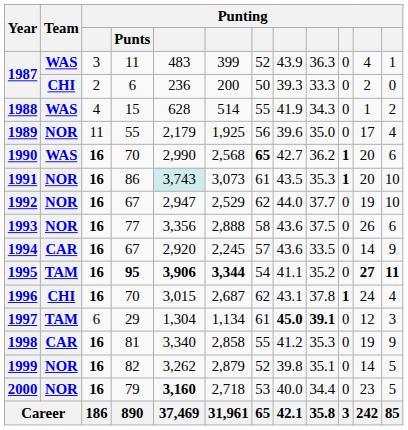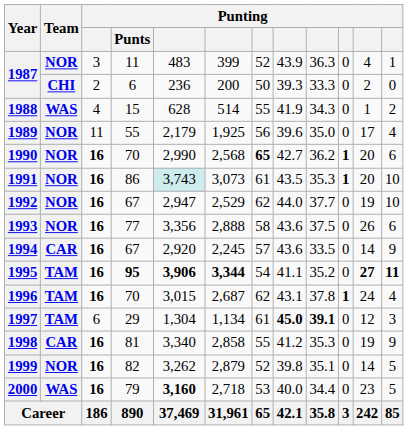(61, 62) WAS -> (61, 62) NOR
(61, 156) WAS -> (61, 156) NOR
(61, 296) CHI -> (61, 296) TAM
(61, 389) NOR -> (61, 389) WAS
